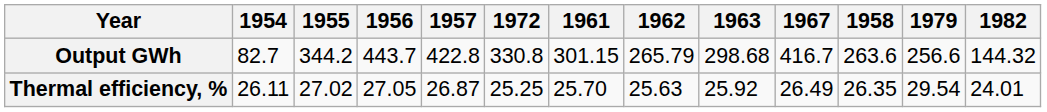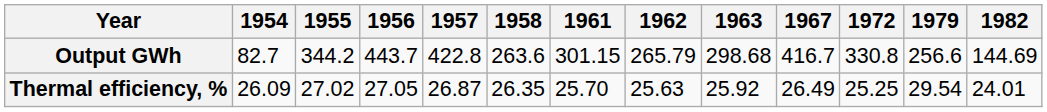columns swapped: (870, 21) <-> (517, 21)
(1003, 55) 144.32 -> (1005, 55) 144.69
(263, 89) 26.11 -> (264, 89) 26.09
